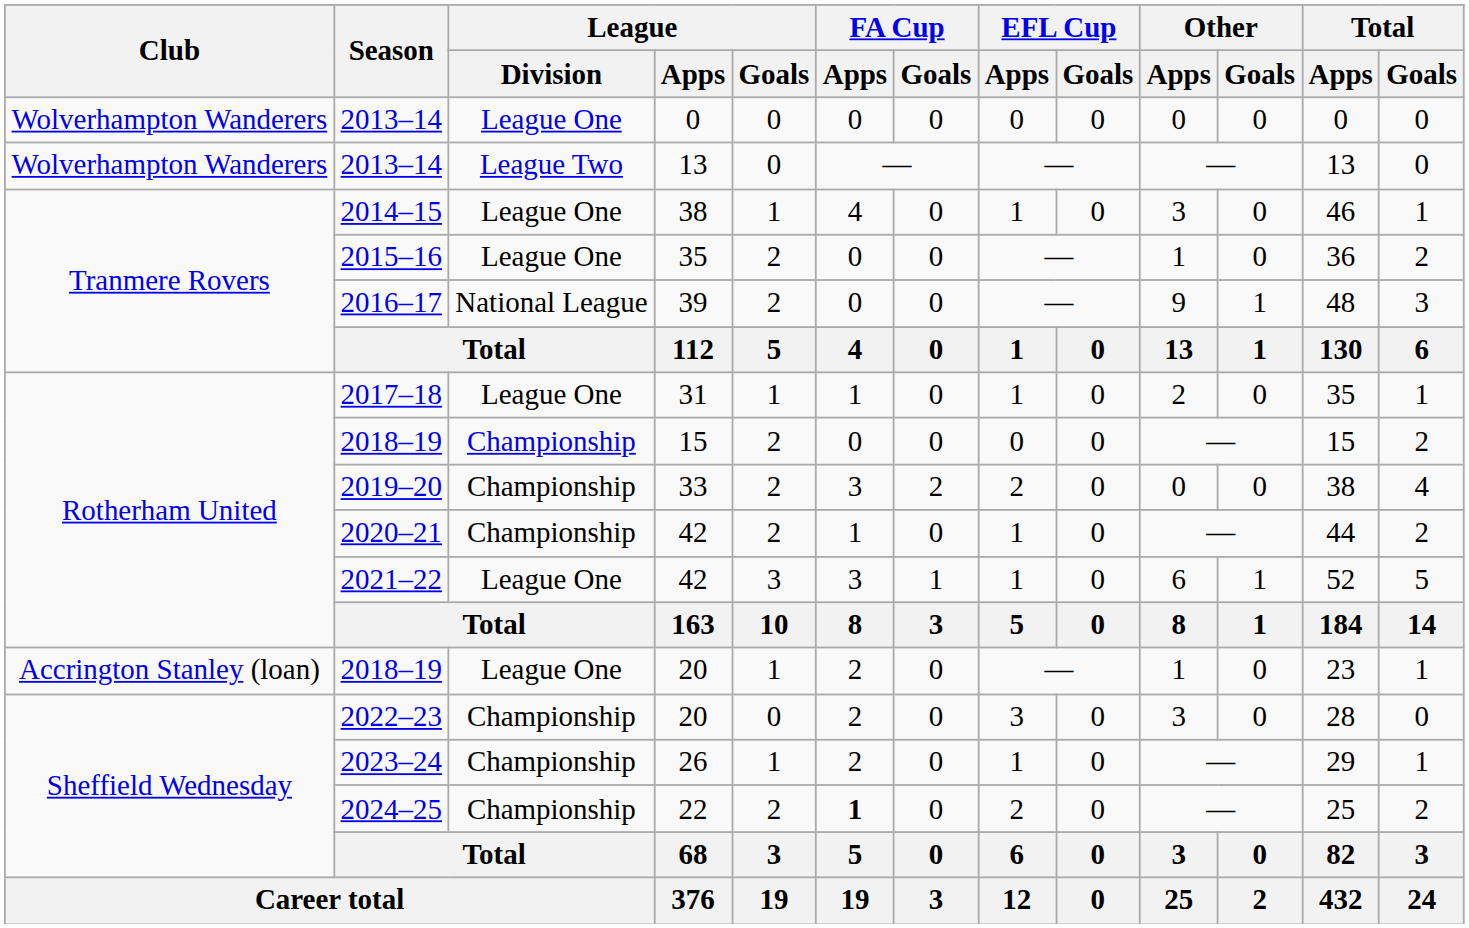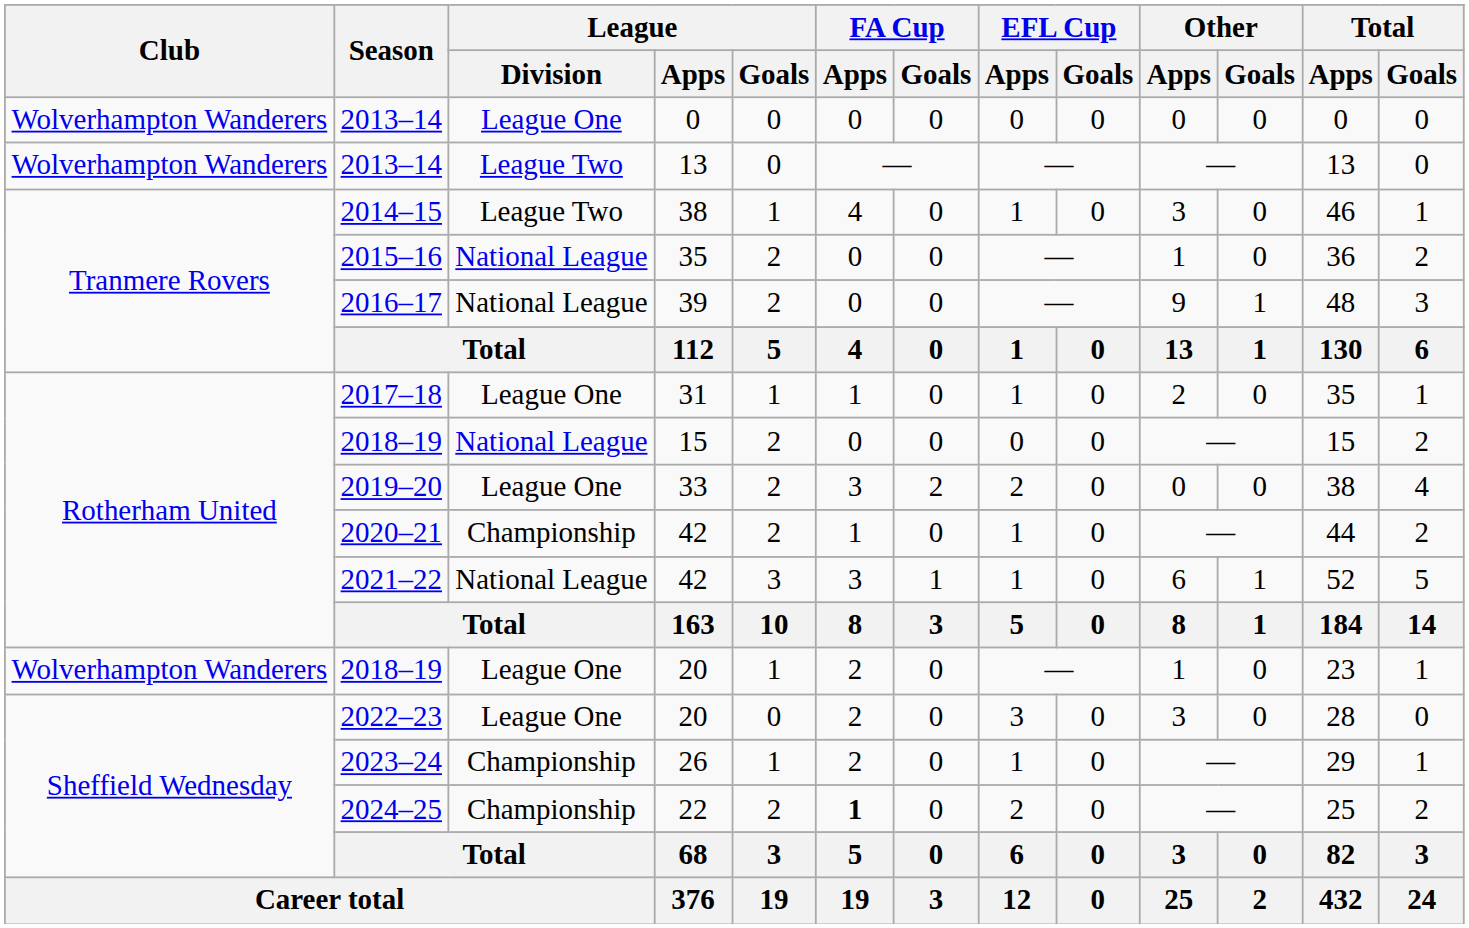(551, 211) League One -> (551, 211) League Two
(551, 257) League One -> (551, 257) National League
(551, 440) Championship -> (551, 440) National League
(551, 486) Championship -> (551, 486) League One
(551, 578) League One -> (551, 578) National League
(169, 670) Accrington Stanley (loan) -> (169, 670) Wolverhampton Wanderers
(551, 716) Championship -> (551, 716) League One
